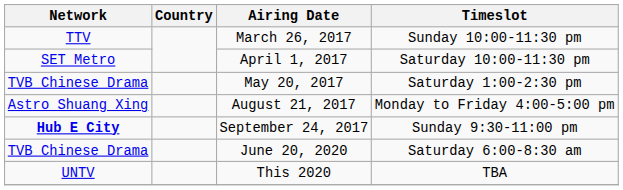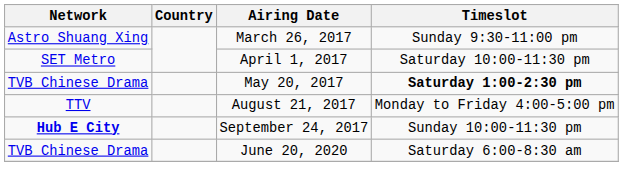(78, 38) TTV -> (78, 38) Astro Shuang Xing
(495, 38) Sunday 10:00-11:30 pm -> (495, 38) Sunday 9:30-11:00 pm
(495, 83) normal -> (495, 83) bold
(78, 106) Astro Shuang Xing -> (78, 106) TTV
(495, 128) Sunday 9:30-11:00 pm -> (495, 128) Sunday 10:00-11:30 pm
- row: (294, 173)
